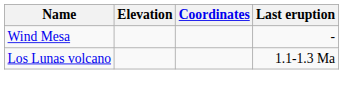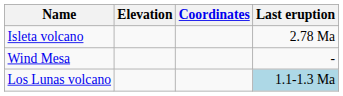+ row: (46, 36)
(305, 58) no background -> (305, 79) lightblue background
